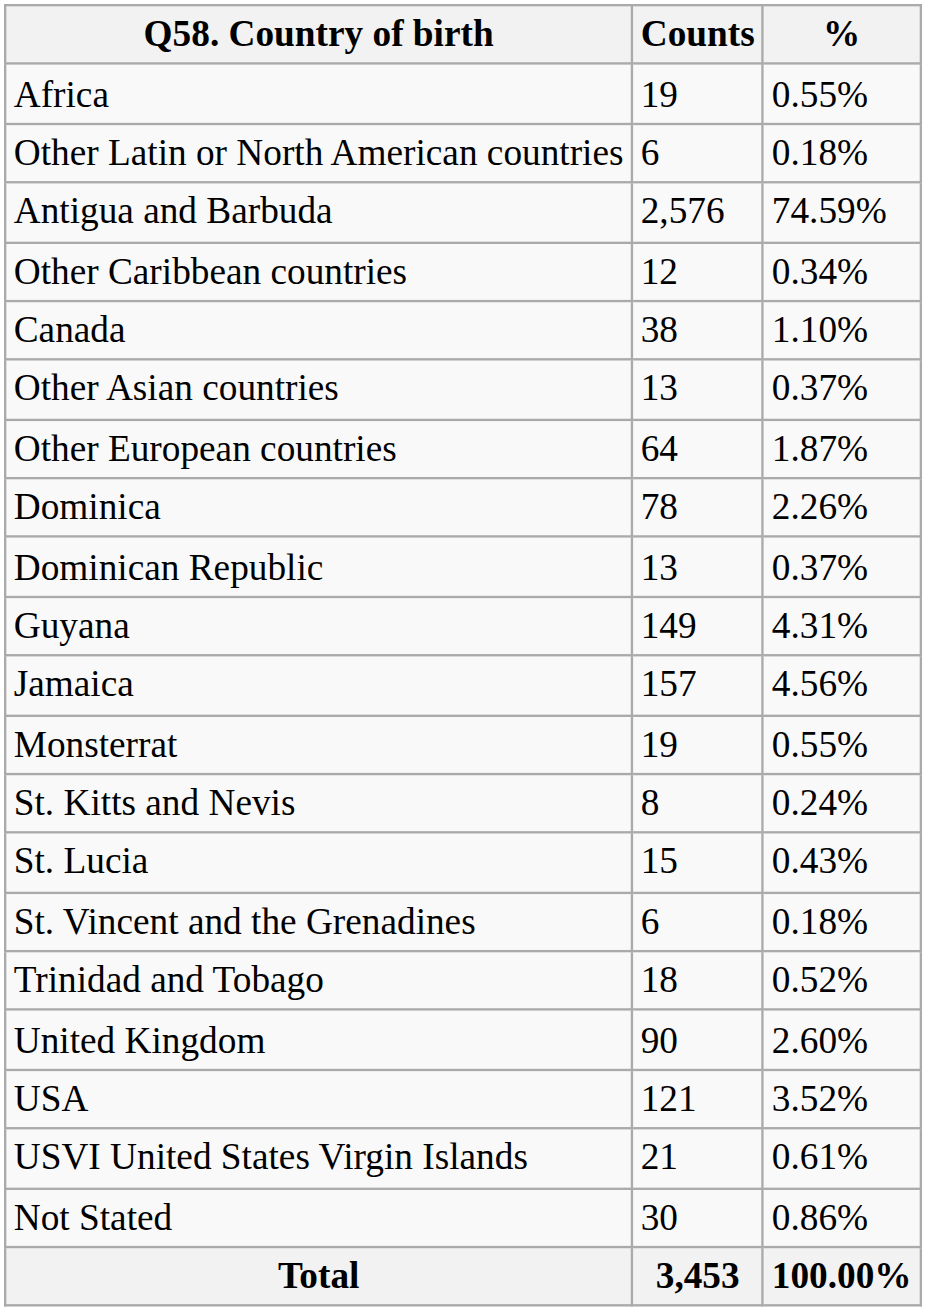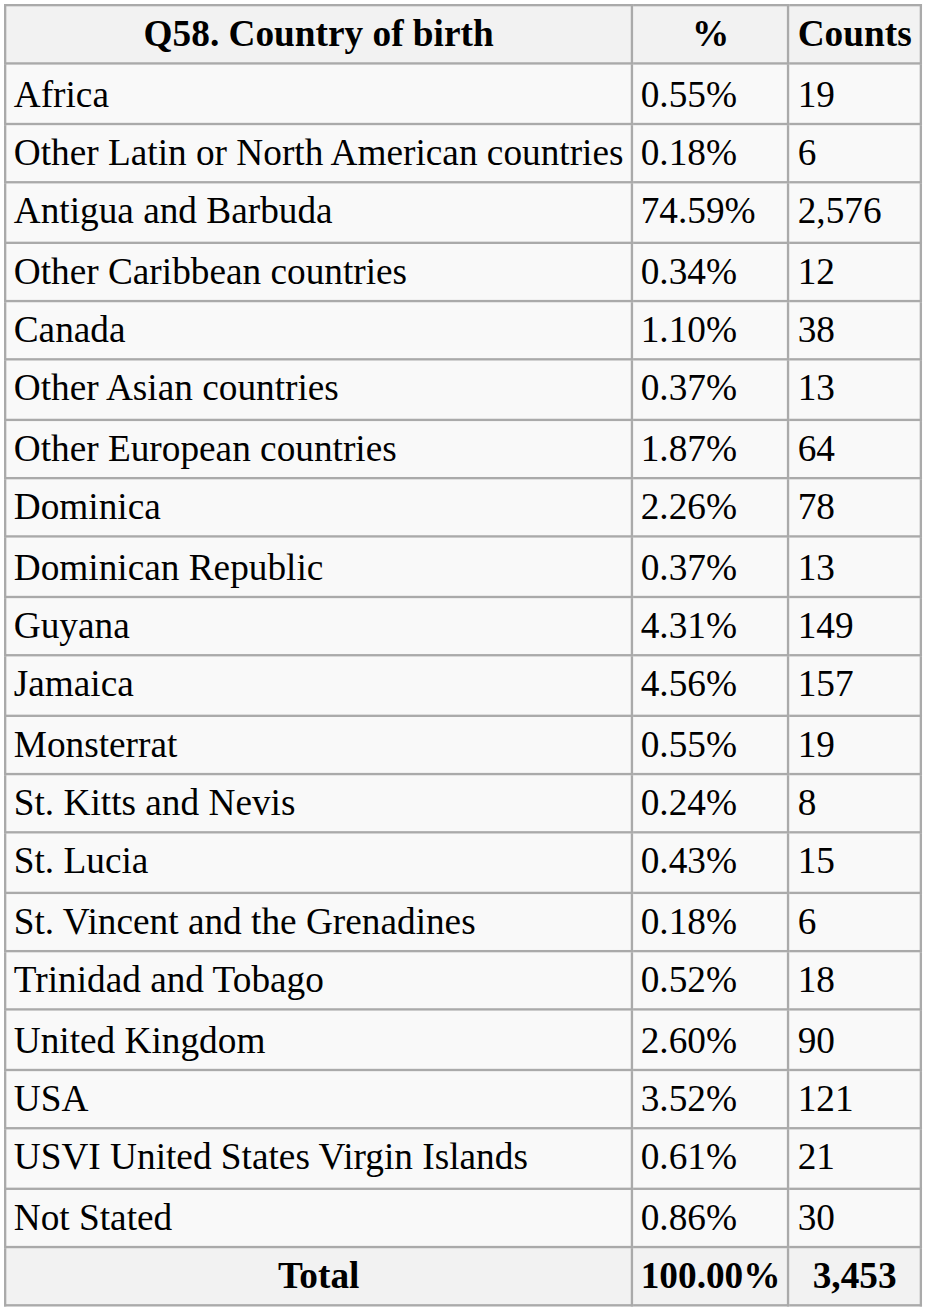columns swapped: (698, 34) <-> (842, 34)
